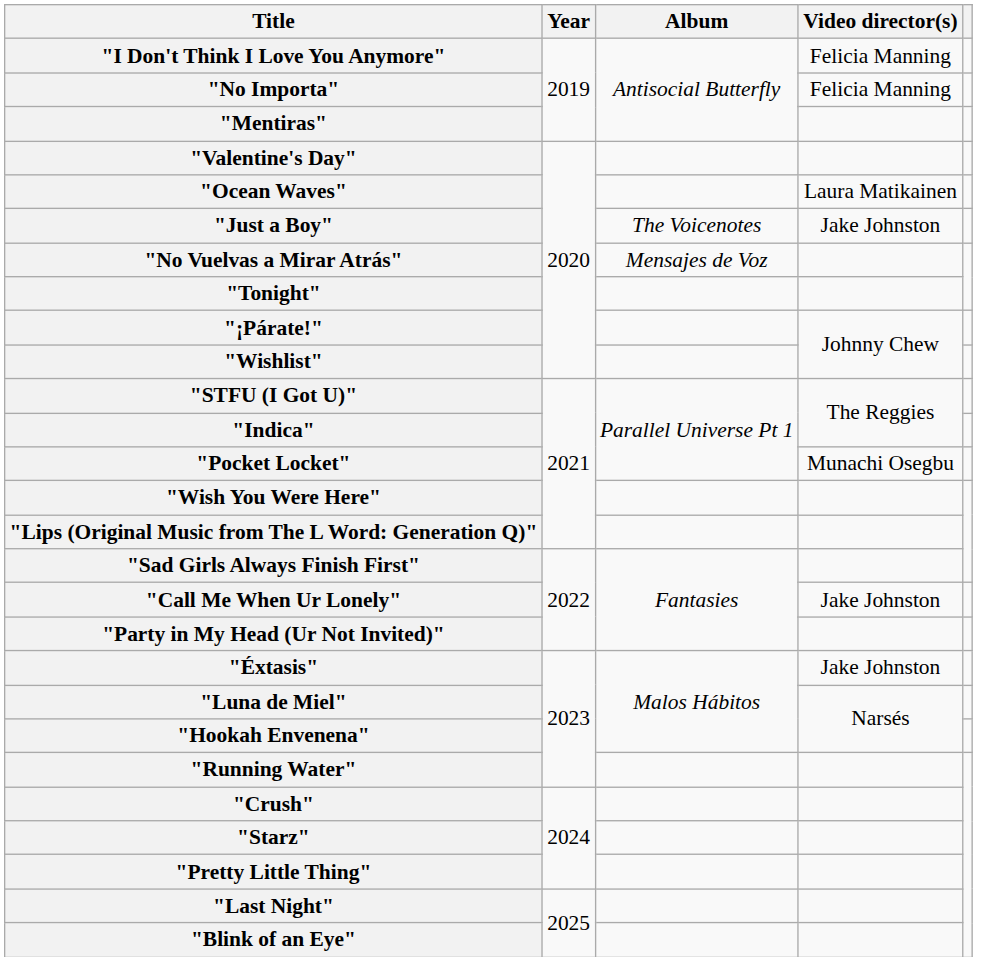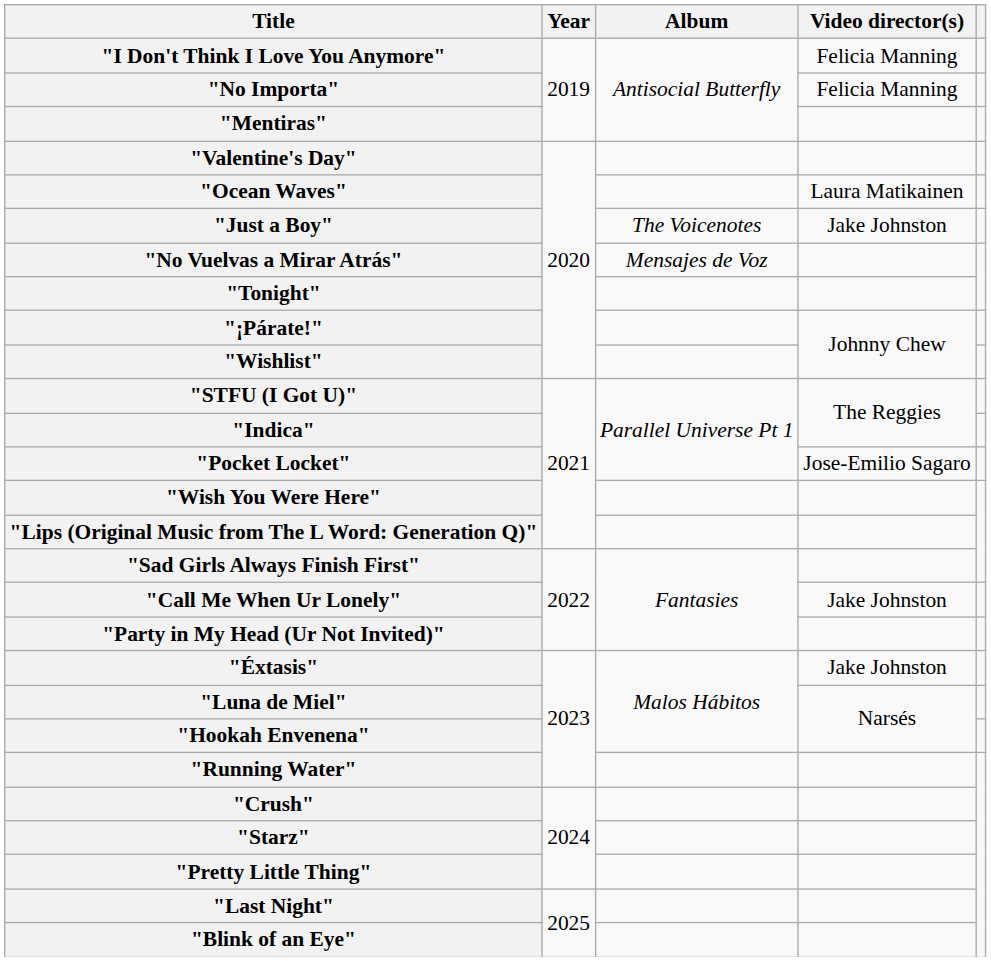(880, 463) Munachi Osegbu -> (887, 463) Jose-Emilio Sagaro
